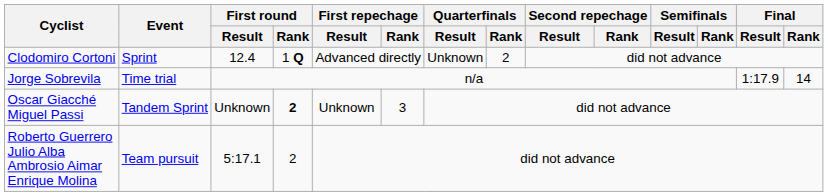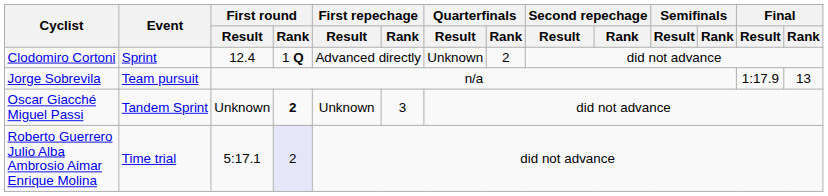(149, 79) Time trial -> (160, 79) Team pursuit
(803, 79) 14 -> (803, 79) 13
(160, 158) Team pursuit -> (149, 158) Time trial
(293, 158) no background -> (293, 158) lavender background
